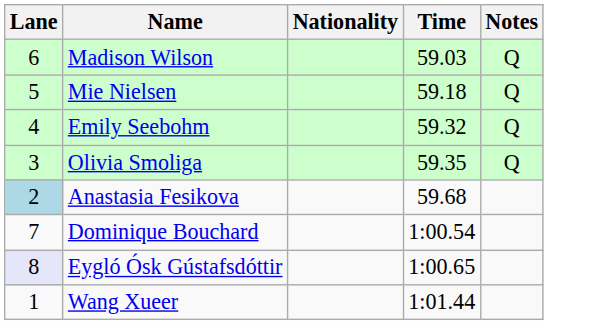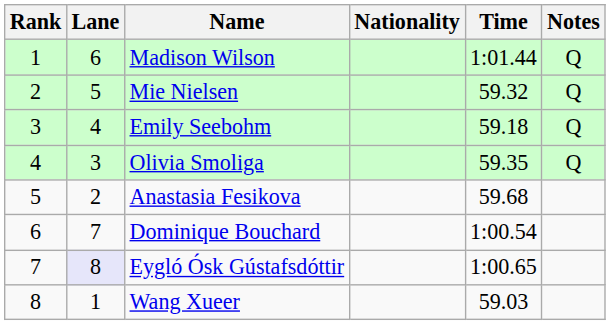+ column: (36, 22)
(442, 57) 59.03 -> (503, 57) 1:01.44
(442, 92) 59.18 -> (503, 92) 59.32
(442, 127) 59.32 -> (503, 127) 59.18
(34, 197) lightblue background -> (95, 197) no background
(442, 302) 1:01.44 -> (503, 302) 59.03
